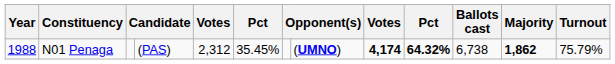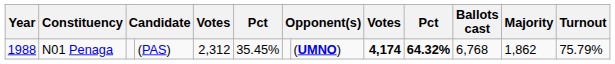(472, 49) 6,738 -> (472, 49) 6,768
(520, 49) bold -> (520, 49) normal
